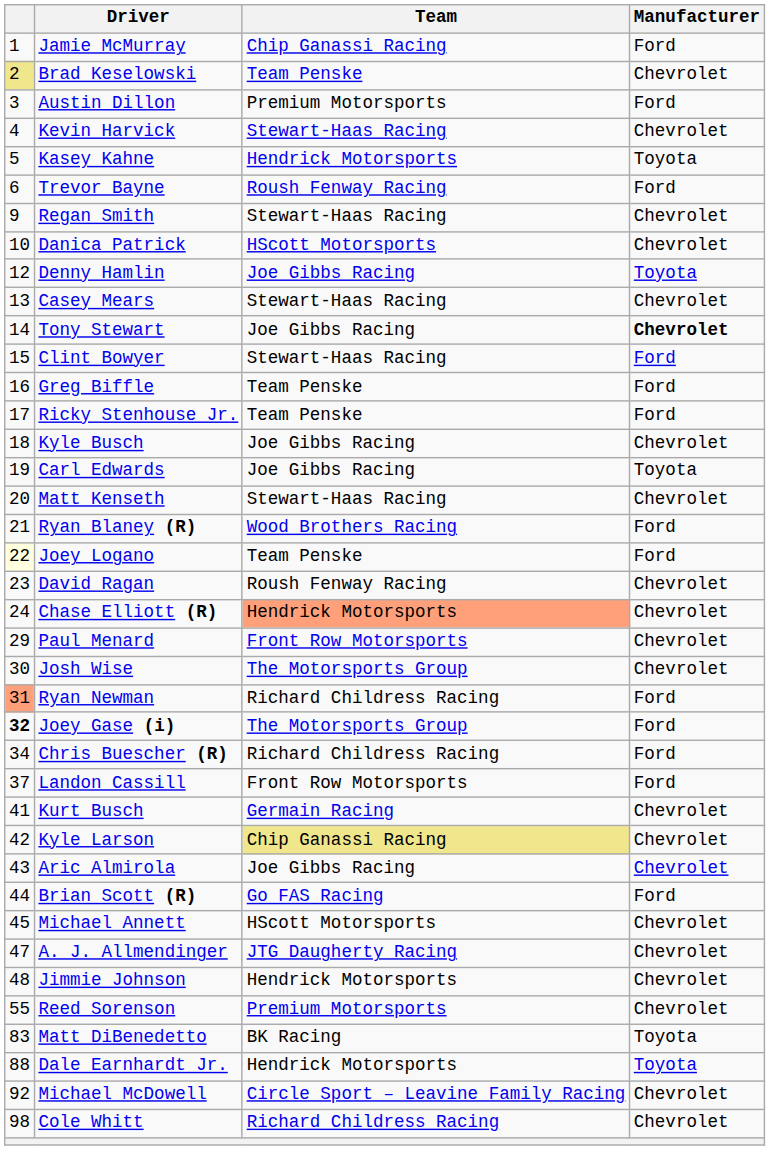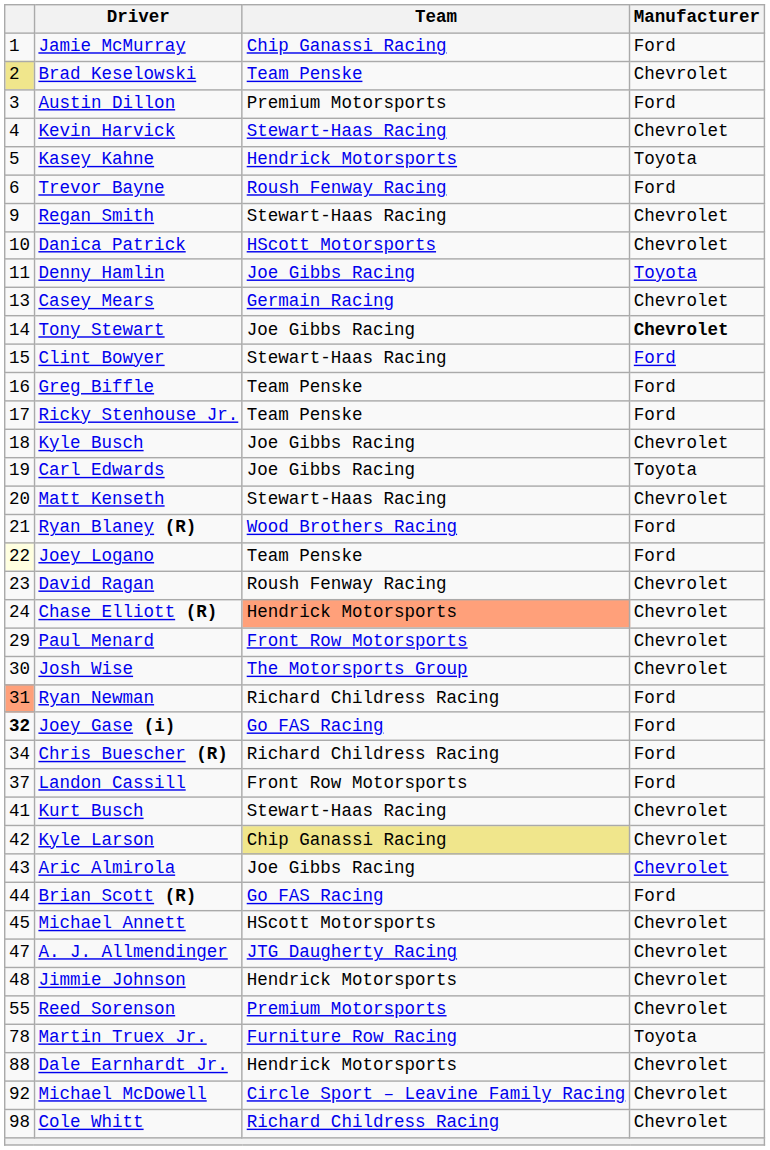(19, 274) 12 -> (19, 274) 11
(347, 302) Stewart-Haas Racing -> (320, 302) Germain Racing
(357, 727) The Motorsports Group -> (315, 727) Go FAS Racing
(320, 812) Germain Racing -> (347, 812) Stewart-Haas Racing
+ row: (123, 1038)
- row: (123, 1038)
(665, 1067) Toyota -> (681, 1067) Chevrolet
